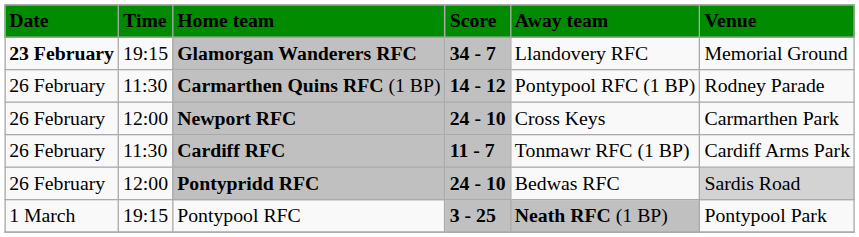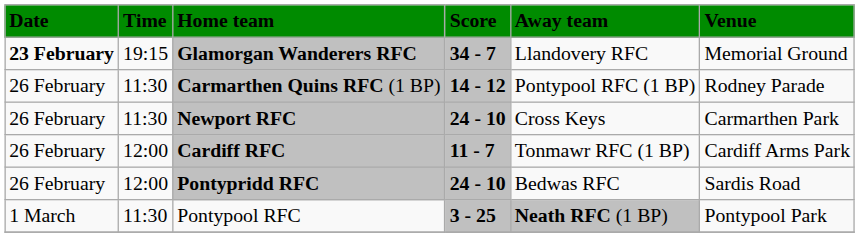(146, 118) 12:00 -> (145, 118) 11:30
(145, 151) 11:30 -> (146, 151) 12:00
(752, 183) lightgrey background -> (752, 183) no background
(146, 216) 19:15 -> (145, 216) 11:30
